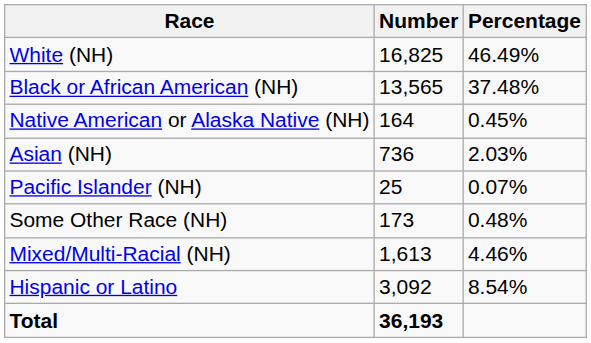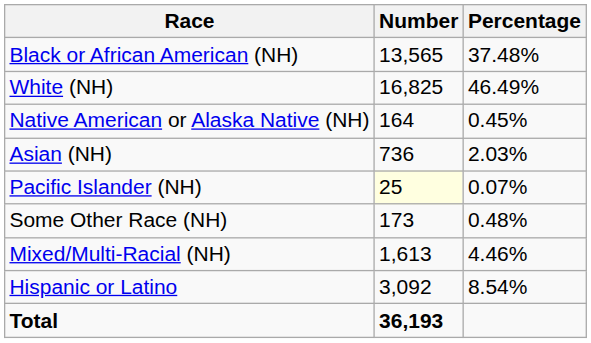rows swapped: (61, 54) <-> (154, 87)
(391, 187) no background -> (391, 187) lightyellow background
